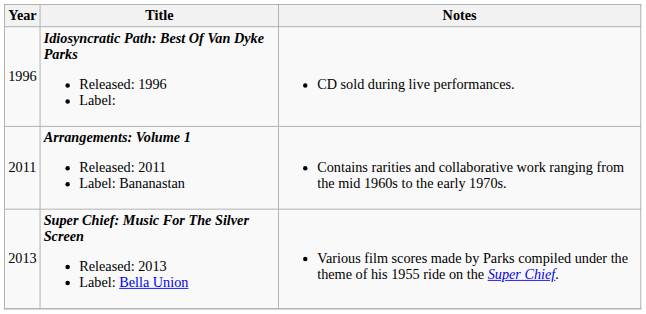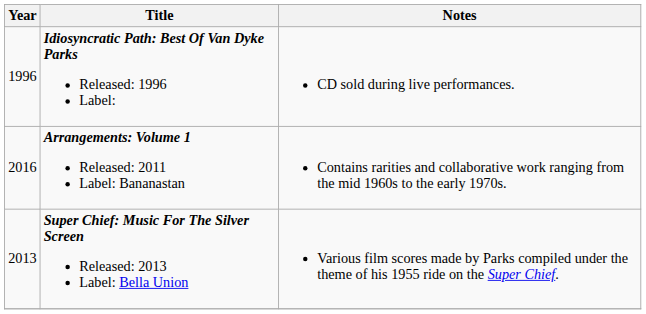(22, 167) 2011 -> (22, 167) 2016
